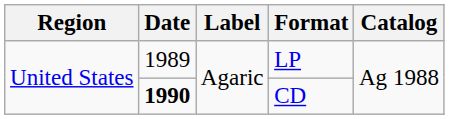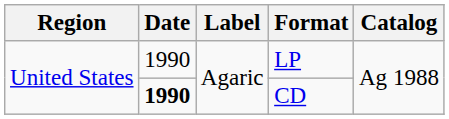(167, 59) 1989 -> (167, 59) 1990
